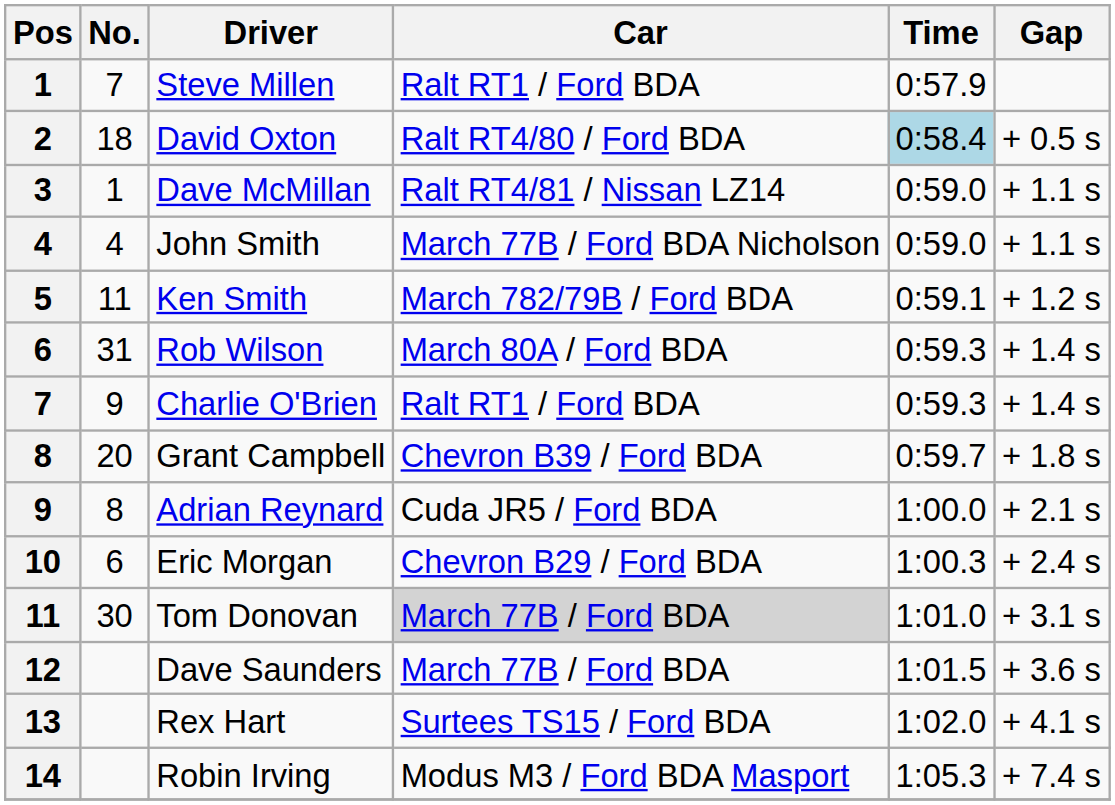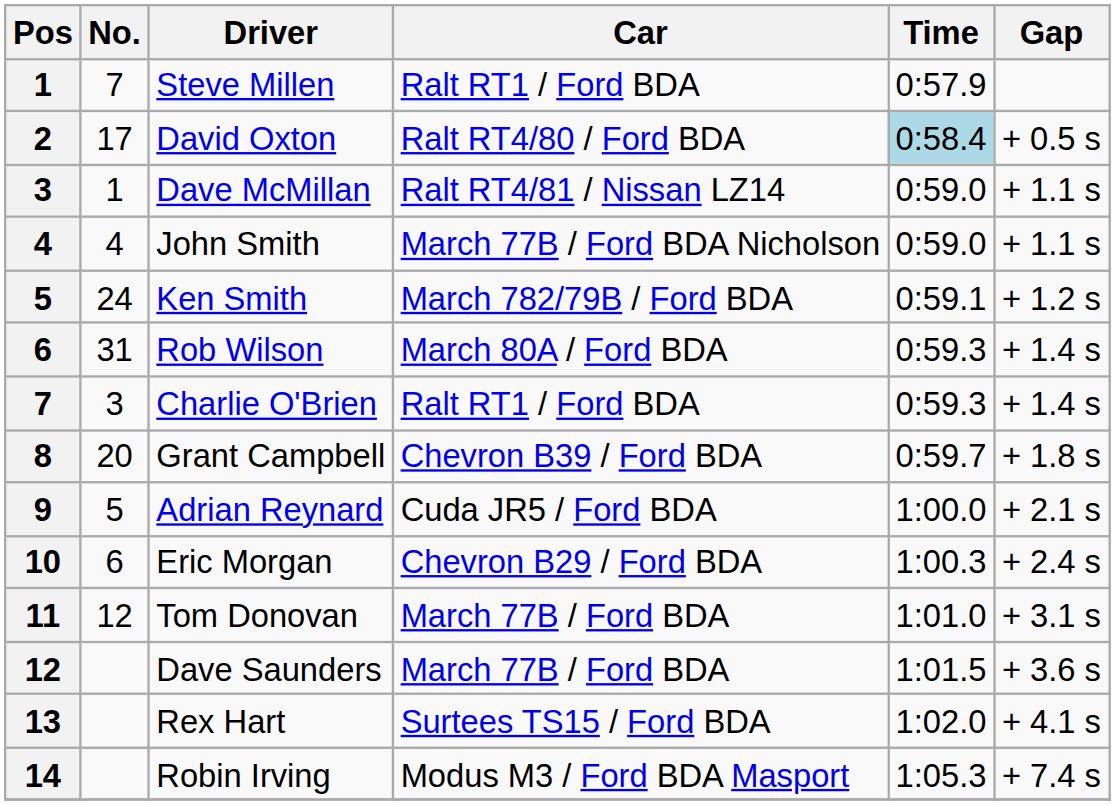(115, 138) 18 -> (115, 138) 17
(115, 297) 11 -> (115, 297) 24
(115, 403) 9 -> (115, 403) 3
(115, 509) 8 -> (115, 509) 5
(115, 615) 30 -> (115, 615) 12
(565, 615) lightgrey background -> (565, 615) no background
